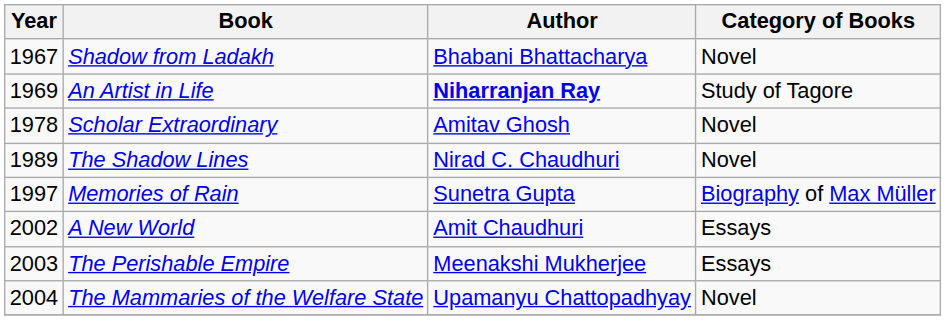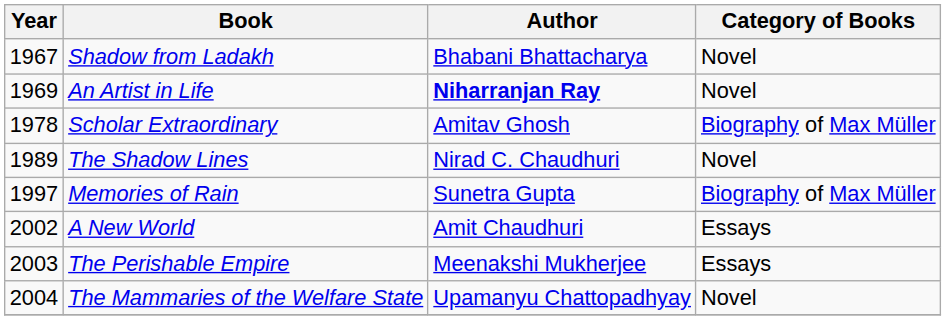(777, 90) Study of Tagore -> (729, 90) Novel
(729, 125) Novel -> (818, 125) Biography of Max Müller
